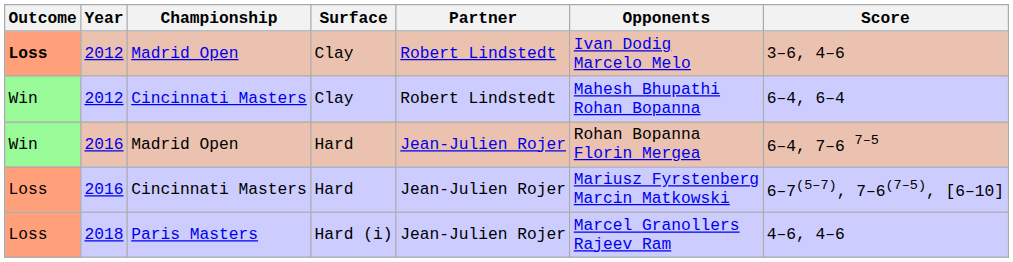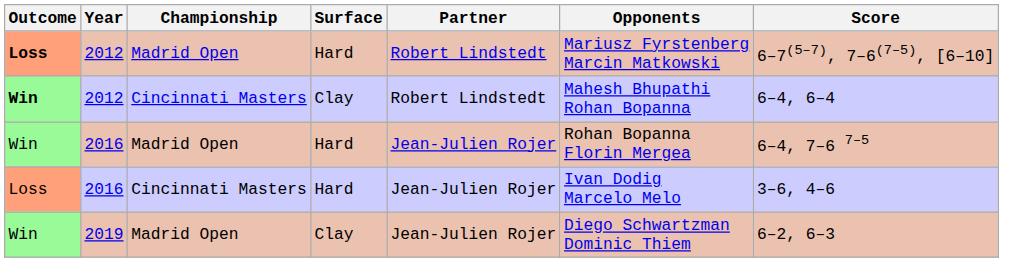(334, 54) Clay -> (334, 54) Hard
(632, 54) Ivan Dodig Marcelo Melo -> (657, 54) Mariusz Fyrstenberg Marcin Matkowski
(806, 54) 3–6, 4–6 -> (876, 54) 6–7(5–7), 7–6(7–5), [6–10]
(23, 99) normal -> (23, 99) bold
(666, 189) Mariusz Fyrstenberg Marcin Matkowski -> (623, 189) Ivan Dodig Marcelo Melo
(885, 189) 6–7(5–7), 7–6(7–5), [6–10] -> (796, 189) 3–6, 4–6
- row: (104, 235)
+ row: (104, 235)
